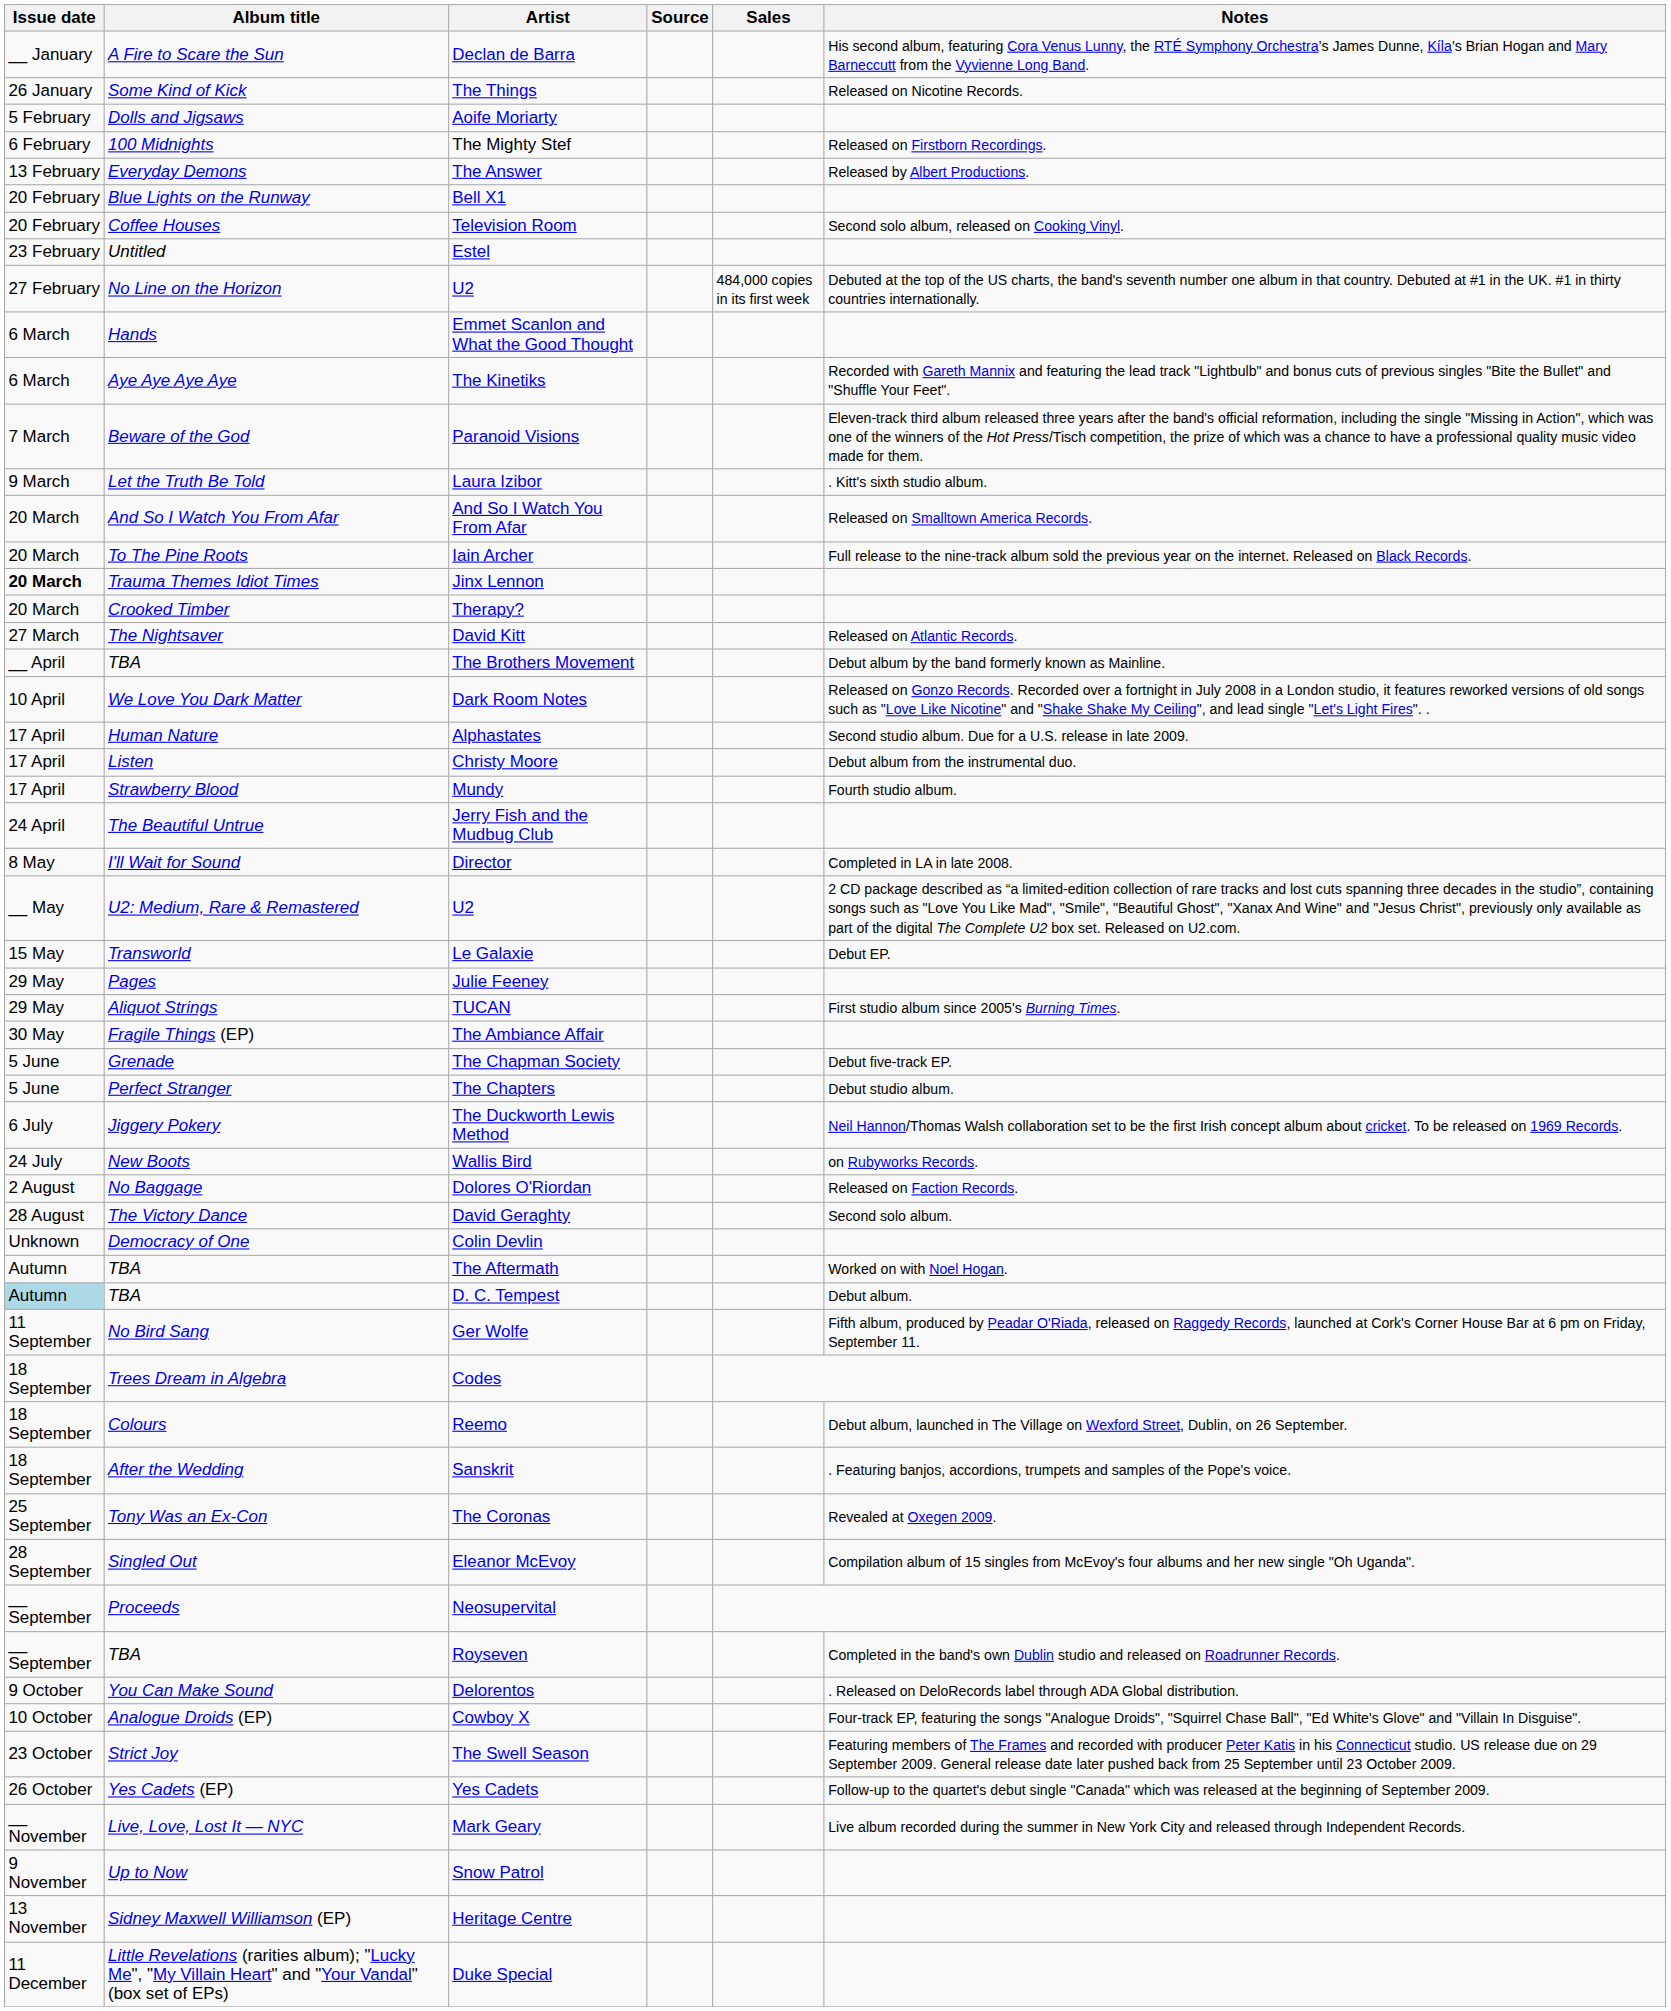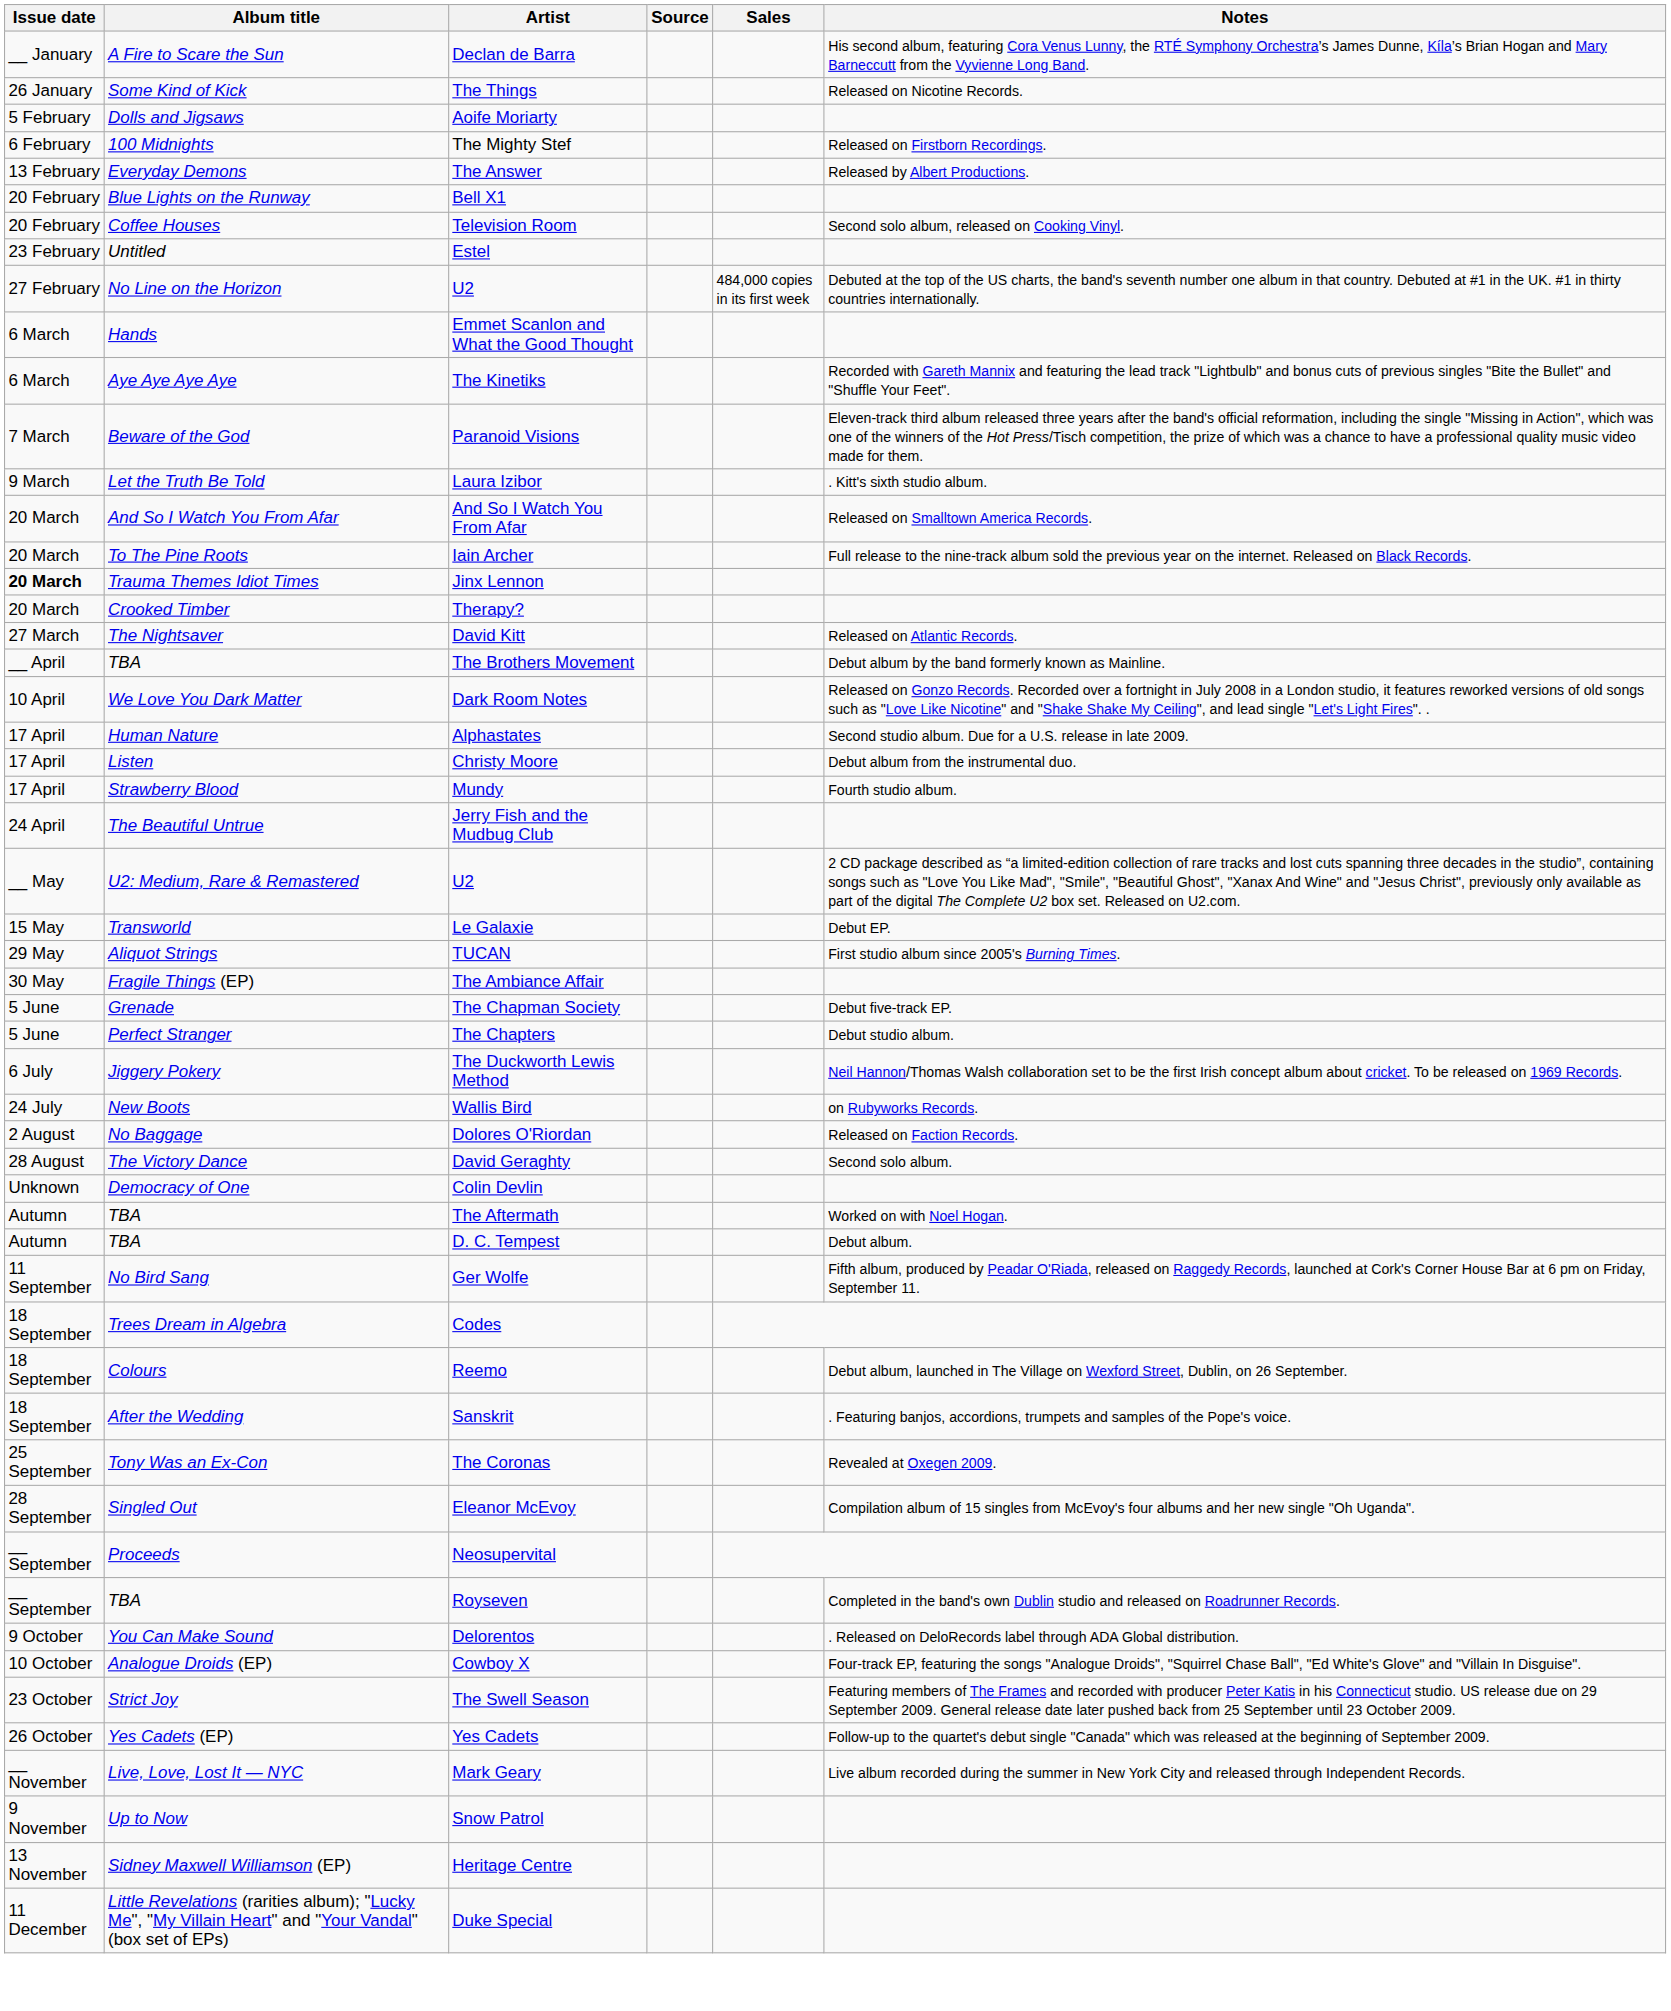- row: (174, 862)
- row: (132, 980)
(38, 1295) lightblue background -> (38, 1242) no background
